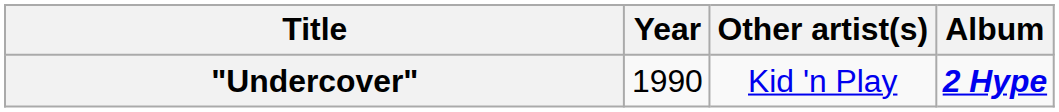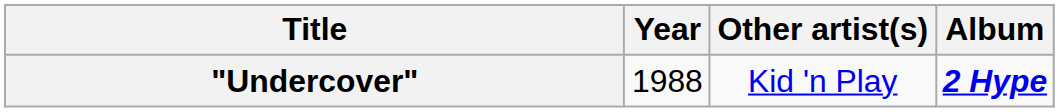(667, 80) 1990 -> (667, 80) 1988
